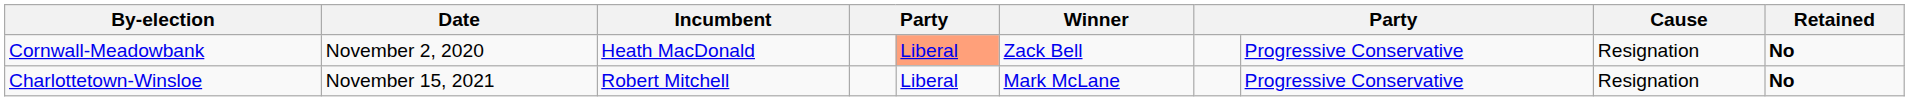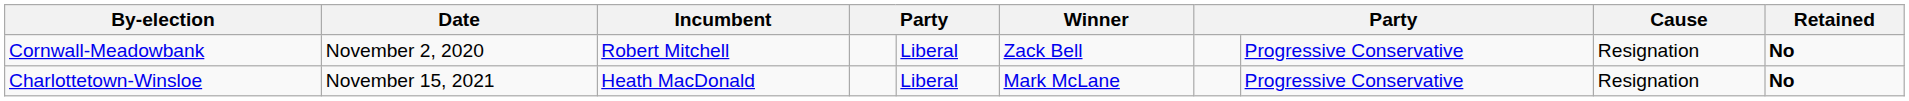(678, 50) Heath MacDonald -> (665, 50) Robert Mitchell
(929, 50) lightsalmon background -> (929, 50) no background
(665, 80) Robert Mitchell -> (678, 80) Heath MacDonald
